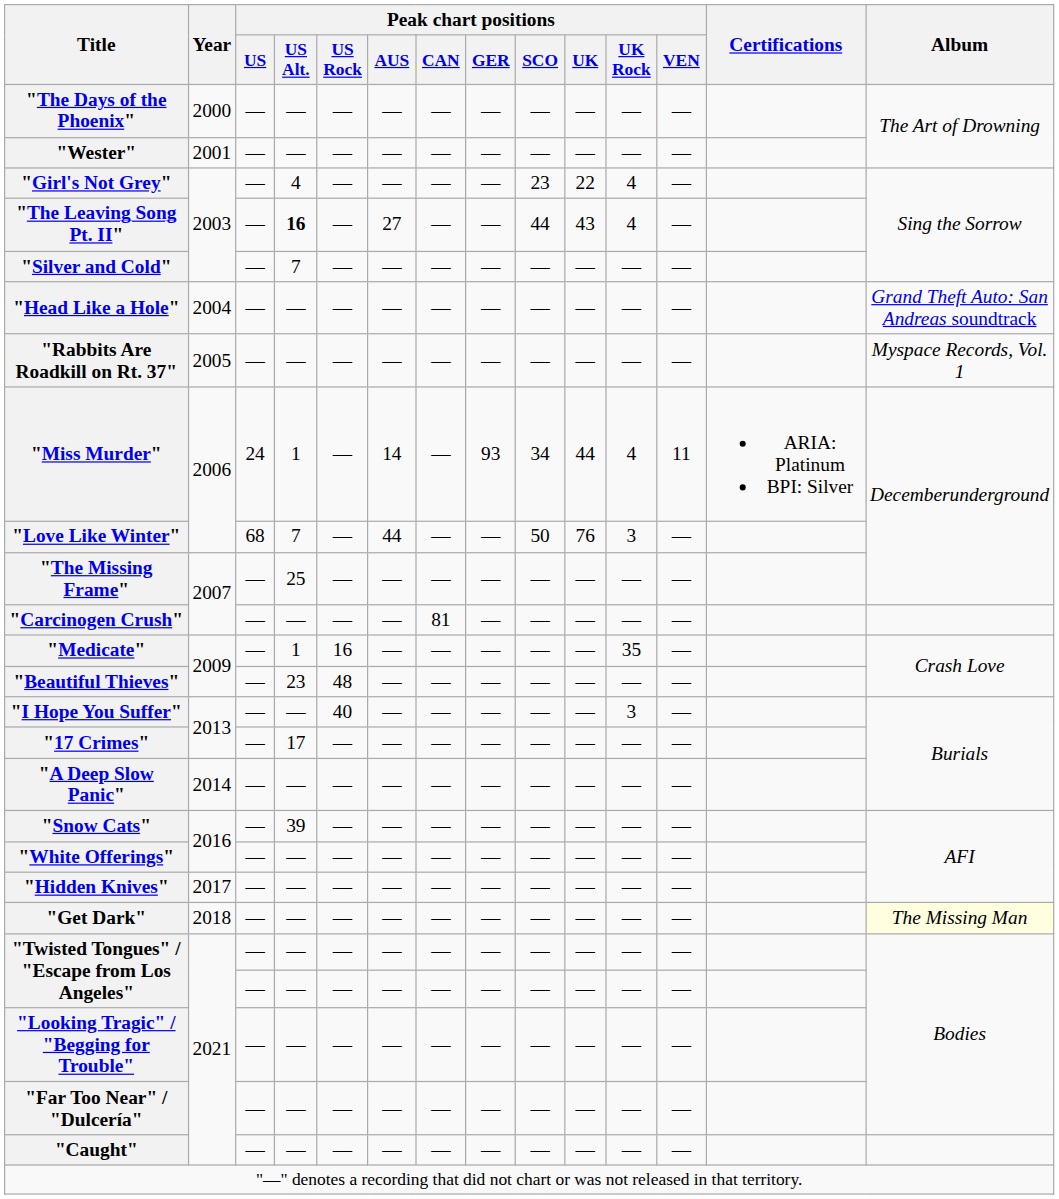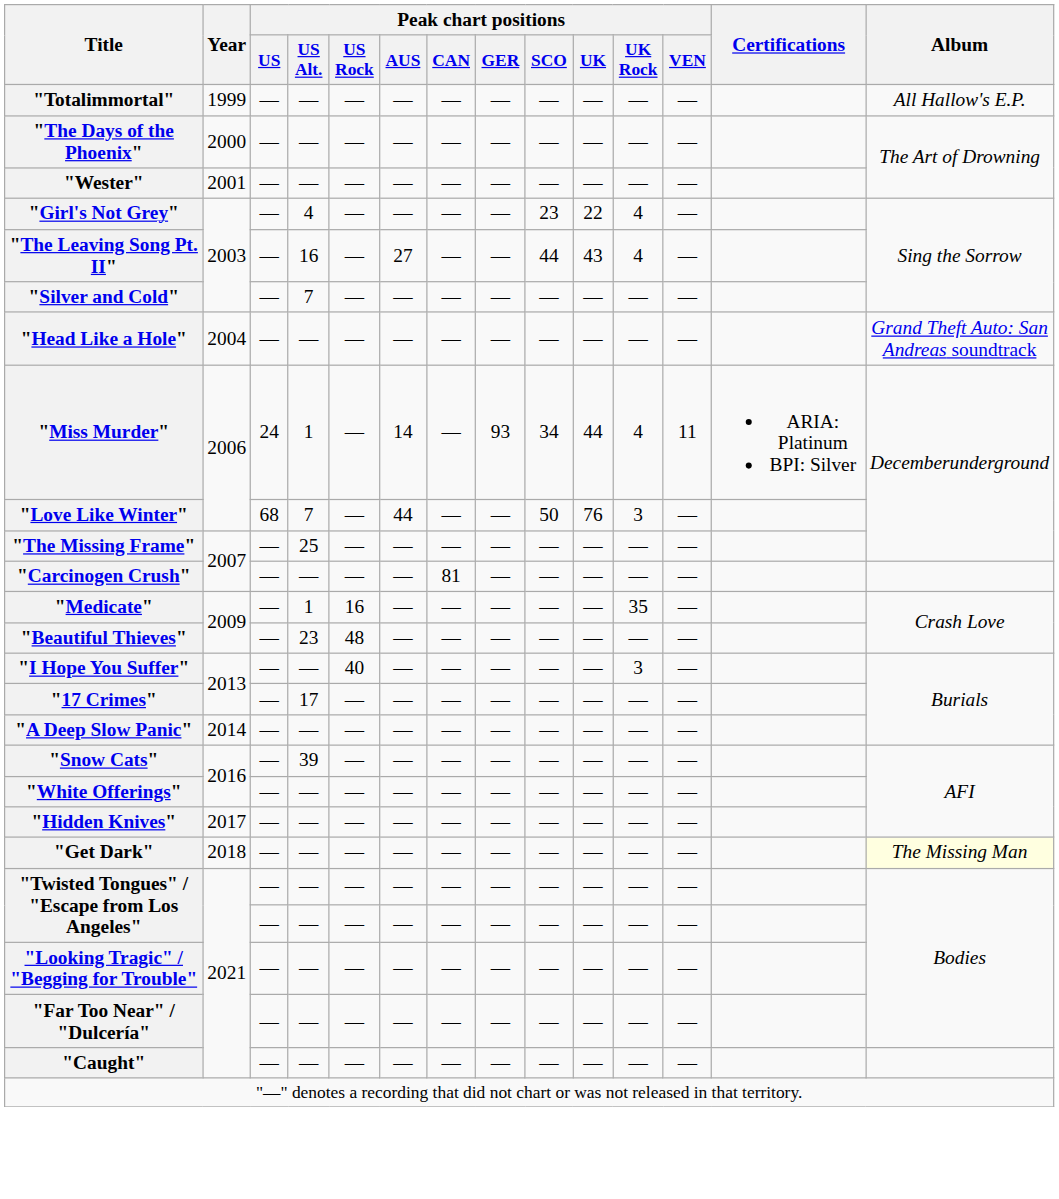+ row: (104, 99)
(296, 224) bold -> (309, 255) normal
- row: (96, 360)
